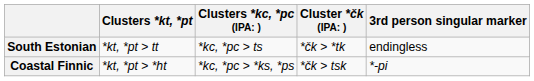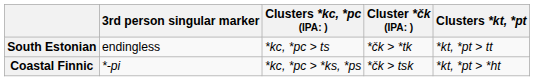columns swapped: (147, 20) <-> (448, 20)
